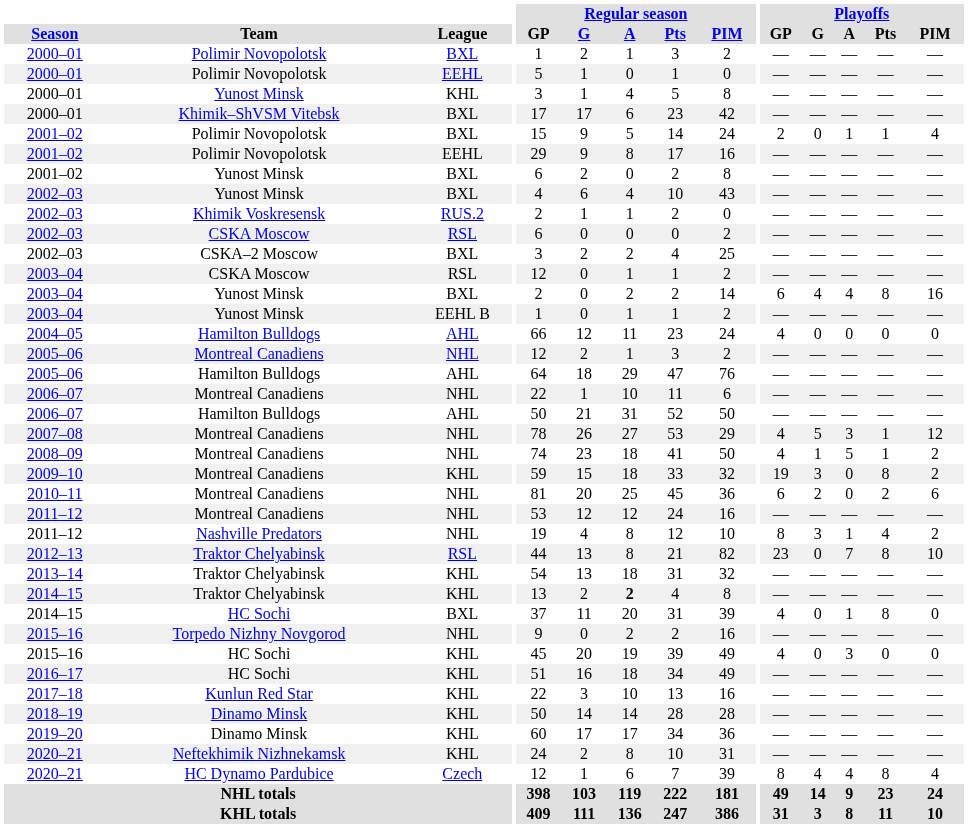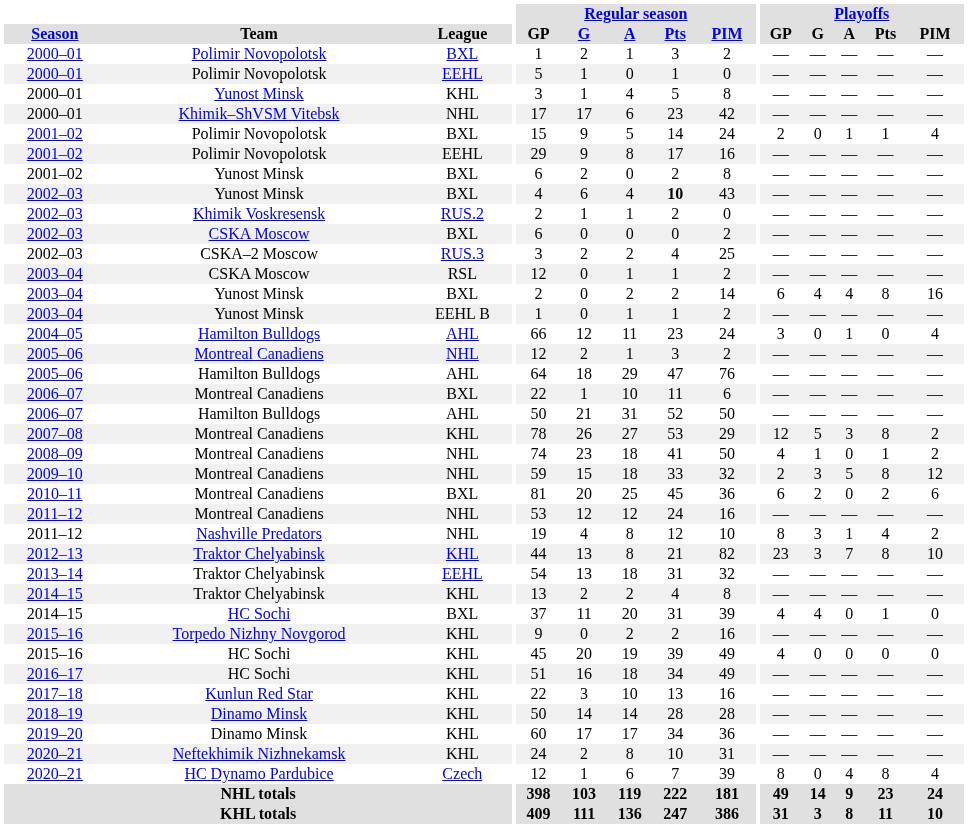(462, 114) BXL -> (462, 114) NHL
(675, 194) normal -> (675, 194) bold
(462, 234) RSL -> (462, 234) BXL
(462, 254) BXL -> (462, 254) RUS.3
(781, 334) 4 -> (781, 334) 3
(849, 334) 0 -> (849, 334) 1
(935, 334) 0 -> (935, 334) 4
(462, 394) NHL -> (462, 394) BXL
(462, 434) NHL -> (462, 434) KHL
(781, 434) 4 -> (781, 434) 12
(885, 434) 1 -> (885, 434) 8
(935, 434) 12 -> (935, 434) 2
(849, 454) 5 -> (849, 454) 0
(462, 474) KHL -> (462, 474) NHL
(781, 474) 19 -> (781, 474) 2
(849, 474) 0 -> (849, 474) 5
(935, 474) 2 -> (935, 474) 12
(462, 494) NHL -> (462, 494) BXL
(462, 554) RSL -> (462, 554) KHL
(818, 554) 0 -> (818, 554) 3
(462, 574) KHL -> (462, 574) EEHL
(630, 594) bold -> (630, 594) normal
(818, 614) 0 -> (818, 614) 4
(849, 614) 1 -> (849, 614) 0
(885, 614) 8 -> (885, 614) 1
(462, 634) NHL -> (462, 634) KHL
(849, 654) 3 -> (849, 654) 0
(818, 774) 4 -> (818, 774) 0
